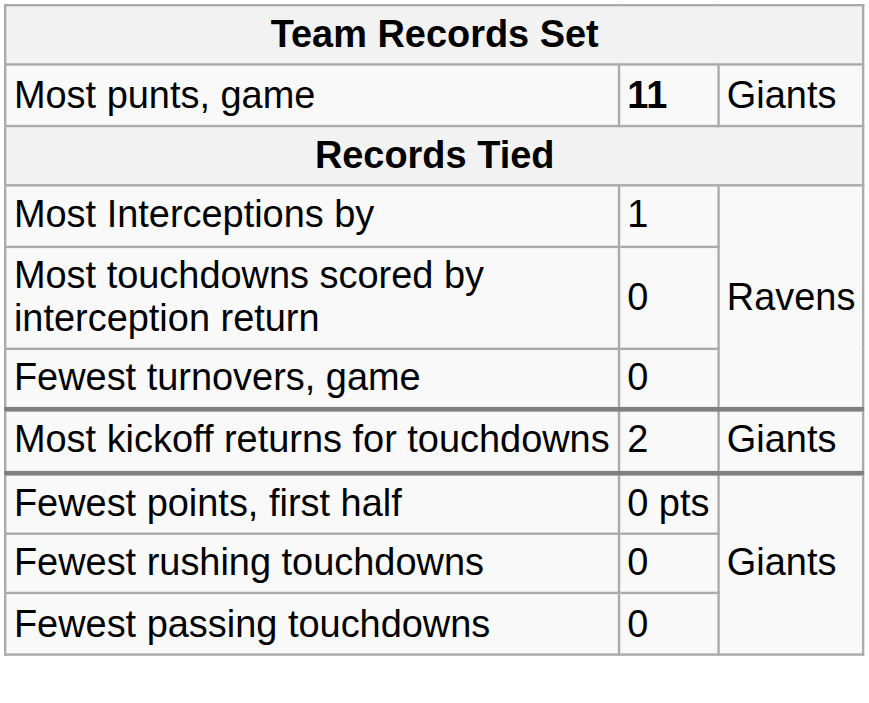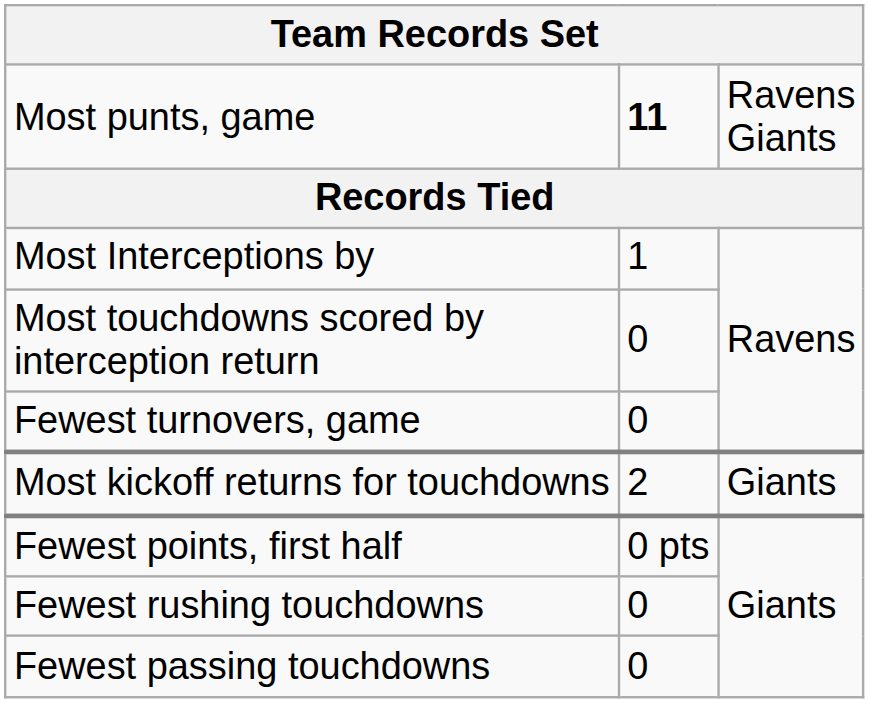(782, 94) Giants -> (791, 116) Ravens Giants
